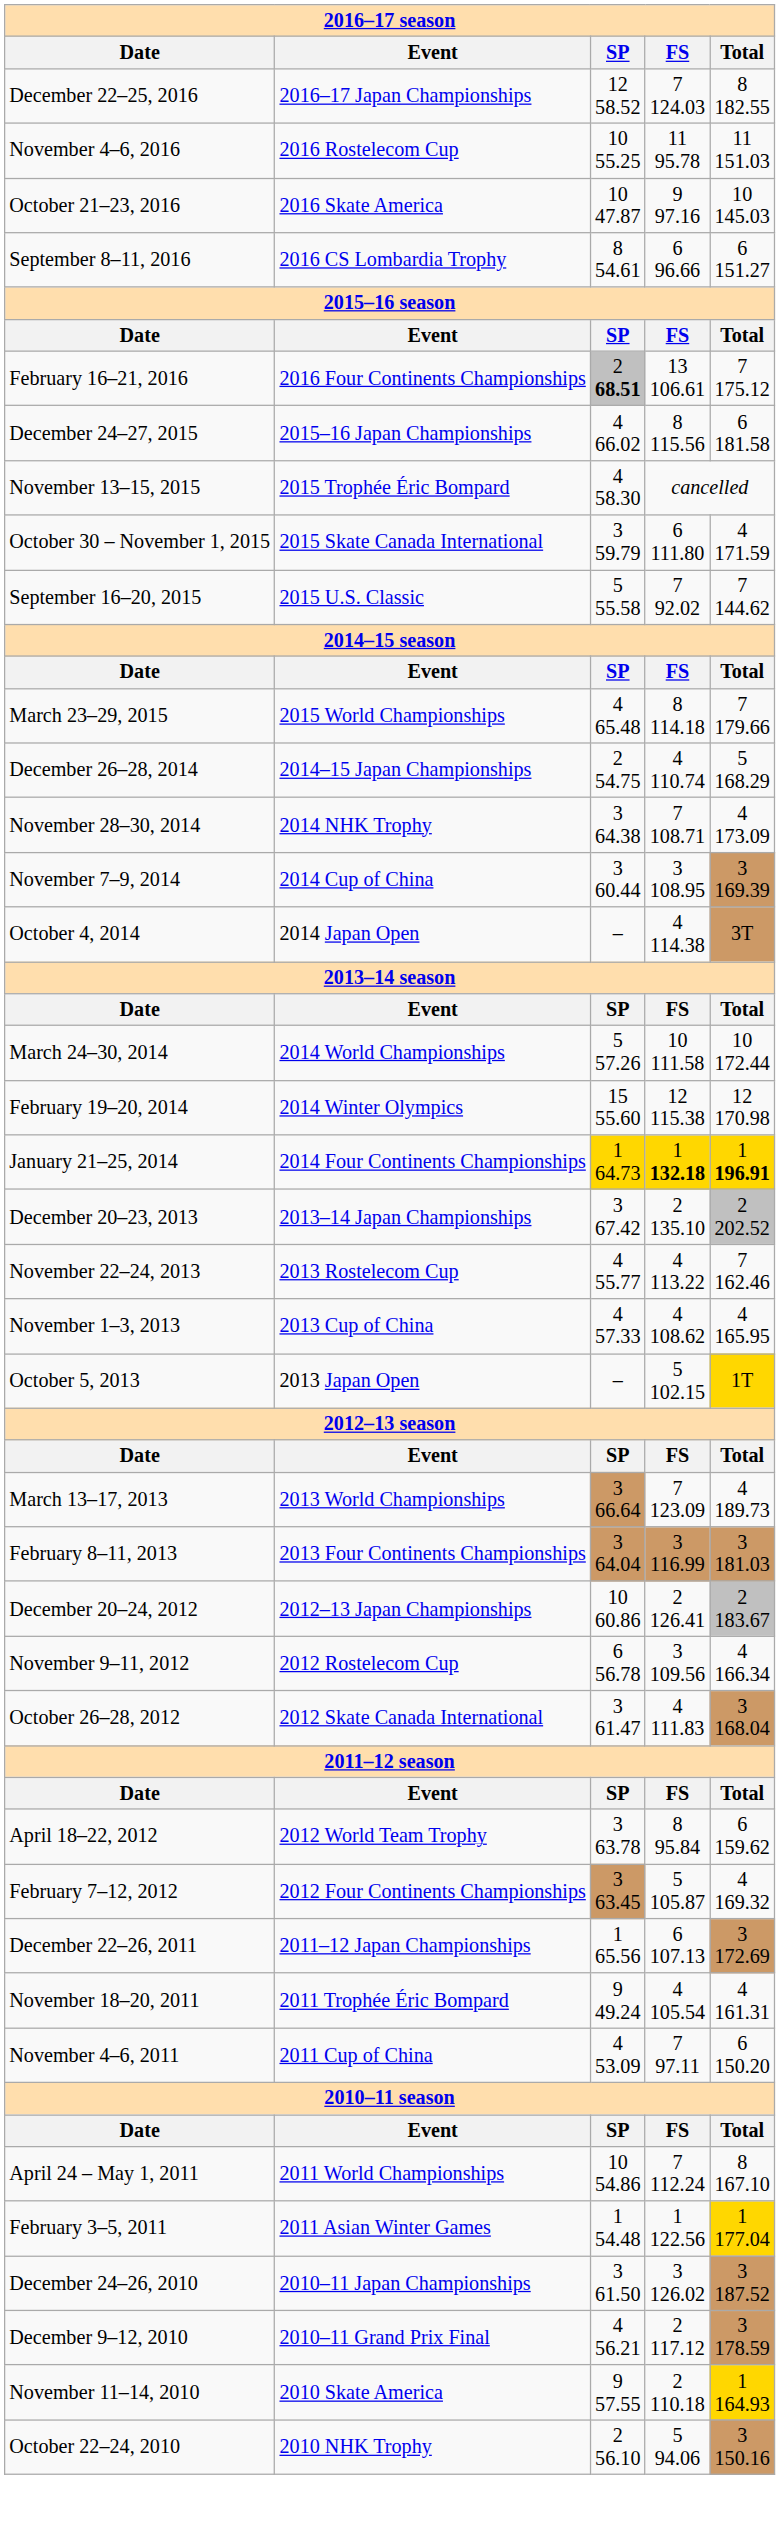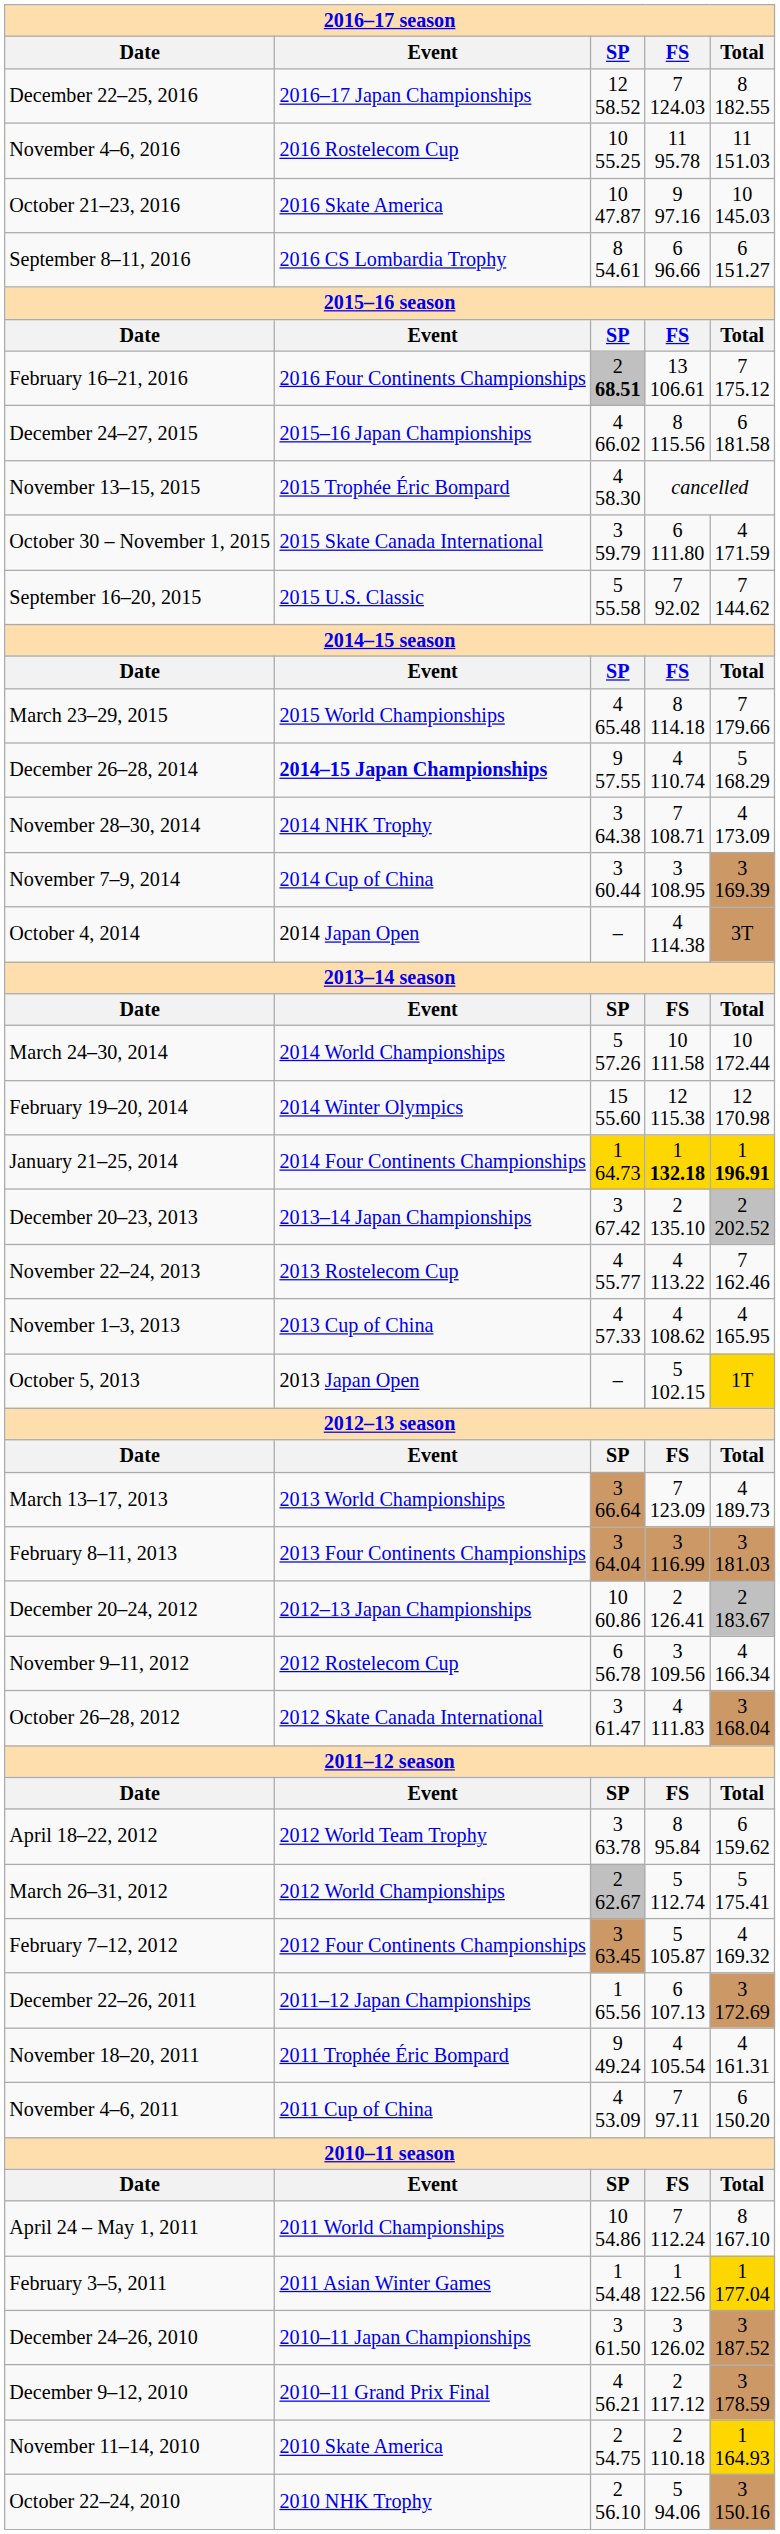(405, 770) normal -> (413, 770) bold
(618, 770) 2 54.75 -> (618, 770) 9 57.55
+ row: (89, 1891)
(618, 2392) 9 57.55 -> (618, 2446) 2 54.75
